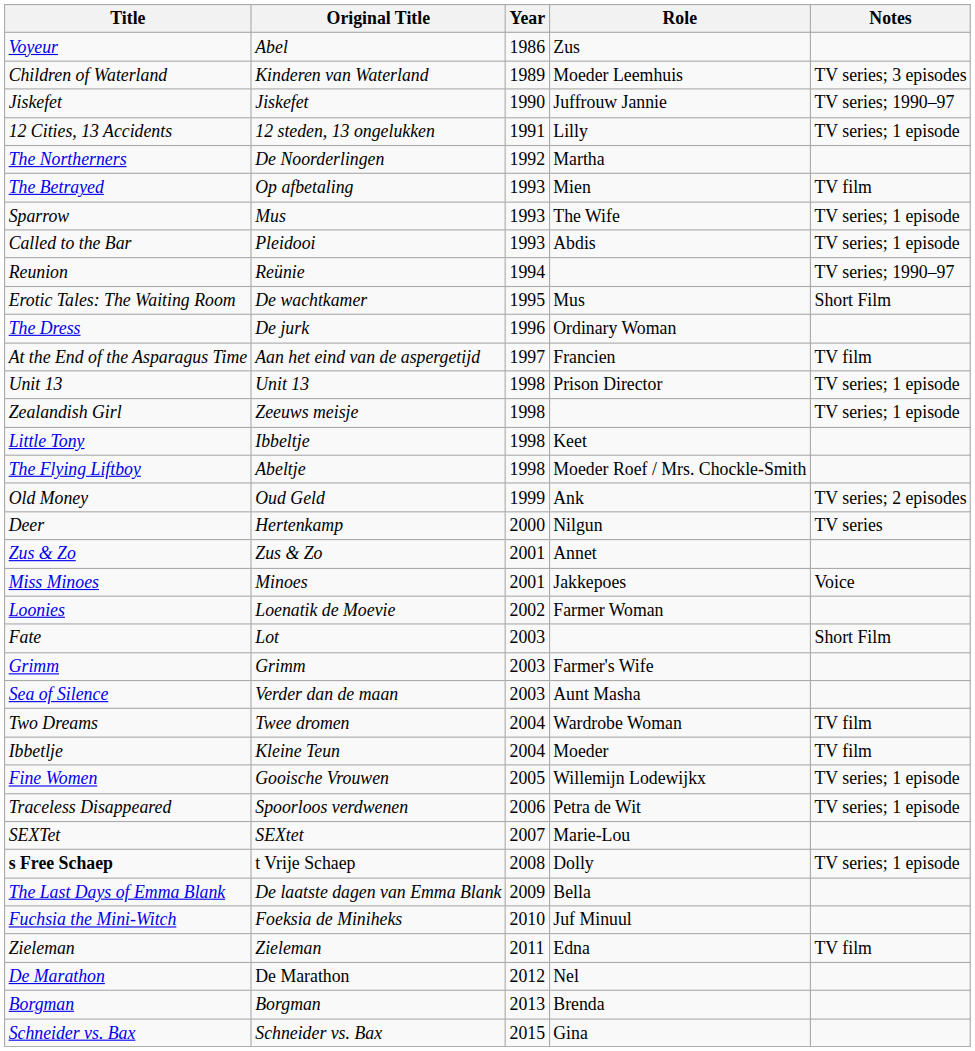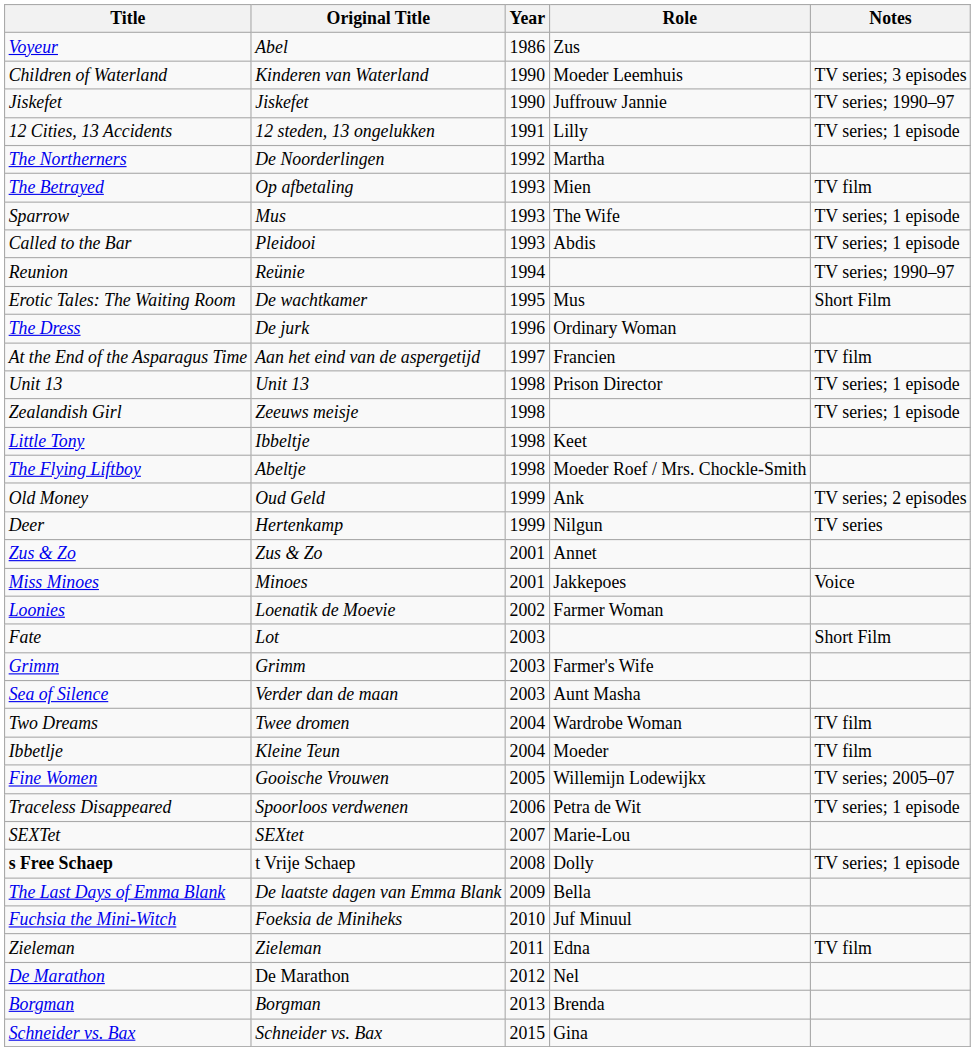(527, 74) 1989 -> (527, 74) 1990
(527, 525) 2000 -> (527, 525) 1999
(887, 779) TV series; 1 episode -> (884, 779) TV series; 2005–07
